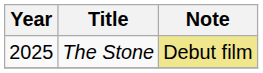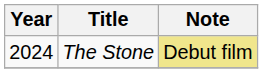(31, 51) 2025 -> (31, 51) 2024
